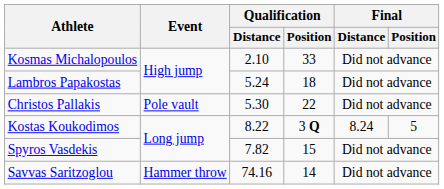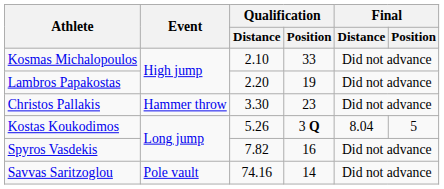(257, 82) 5.24 -> (257, 82) 2.20
(309, 82) 18 -> (309, 82) 19
(171, 105) Pole vault -> (185, 105) Hammer throw
(257, 105) 5.30 -> (257, 105) 3.30
(309, 105) 22 -> (309, 105) 23
(257, 127) 8.22 -> (257, 127) 5.26
(361, 127) 8.24 -> (361, 127) 8.04
(309, 150) 15 -> (309, 150) 16
(185, 172) Hammer throw -> (171, 172) Pole vault
